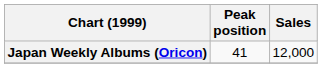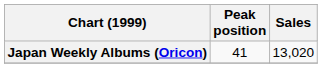(293, 52) 12,000 -> (293, 52) 13,020
